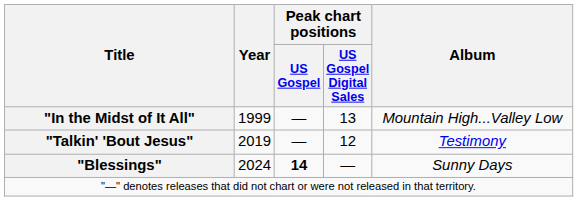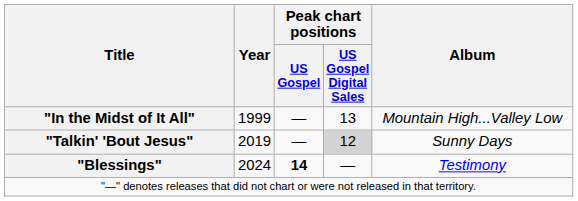(348, 142) no background -> (348, 142) lightgrey background
(472, 142) Testimony -> (472, 142) Sunny Days
(472, 165) Sunny Days -> (472, 165) Testimony
